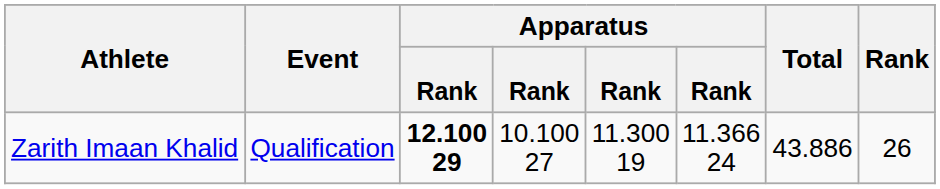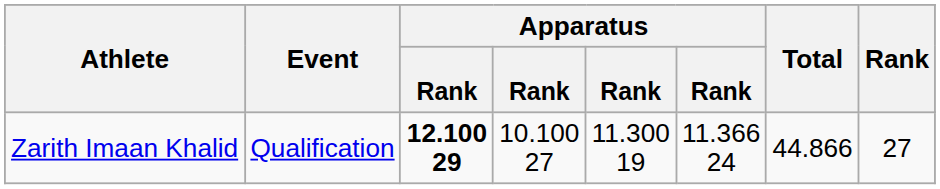(813, 148) 43.886 -> (813, 148) 44.866
(897, 148) 26 -> (897, 148) 27
